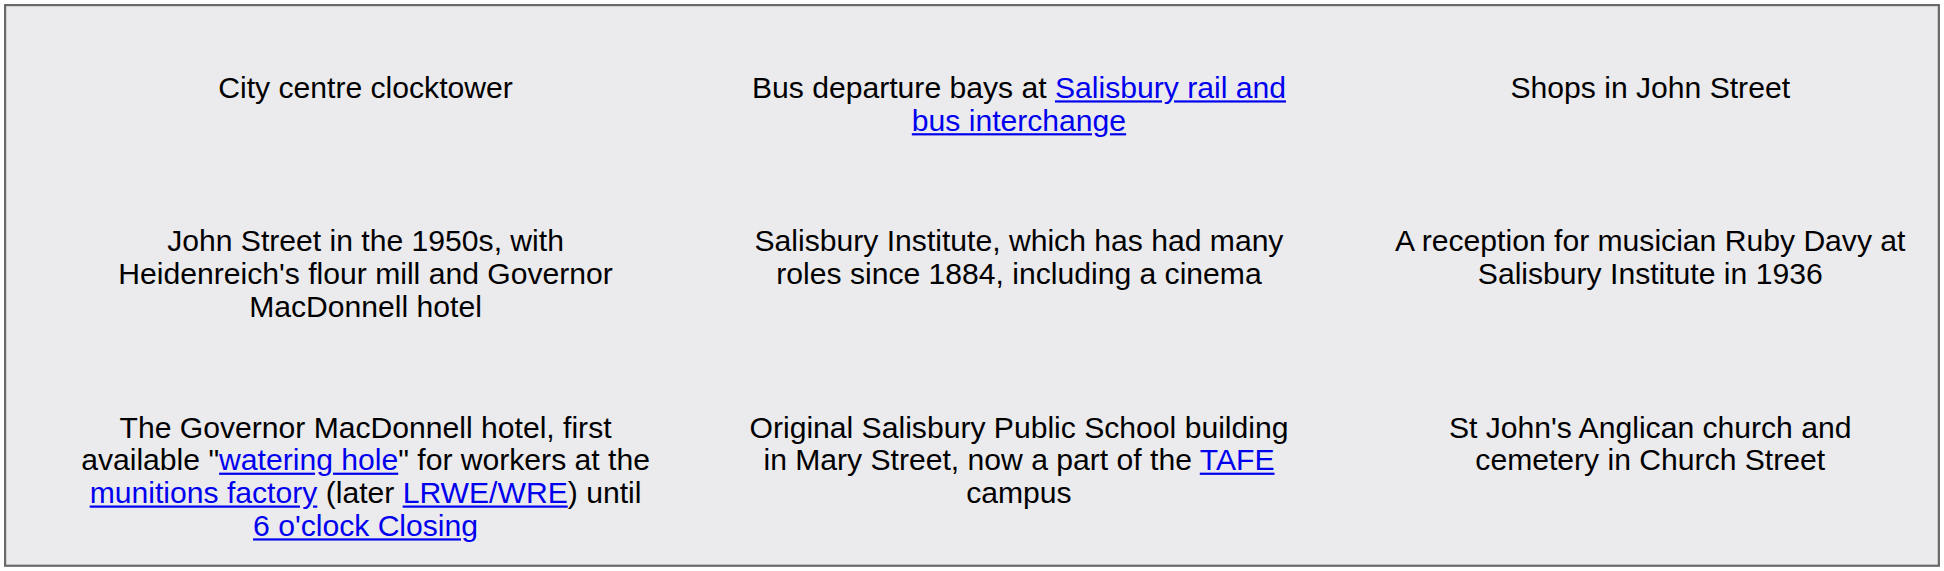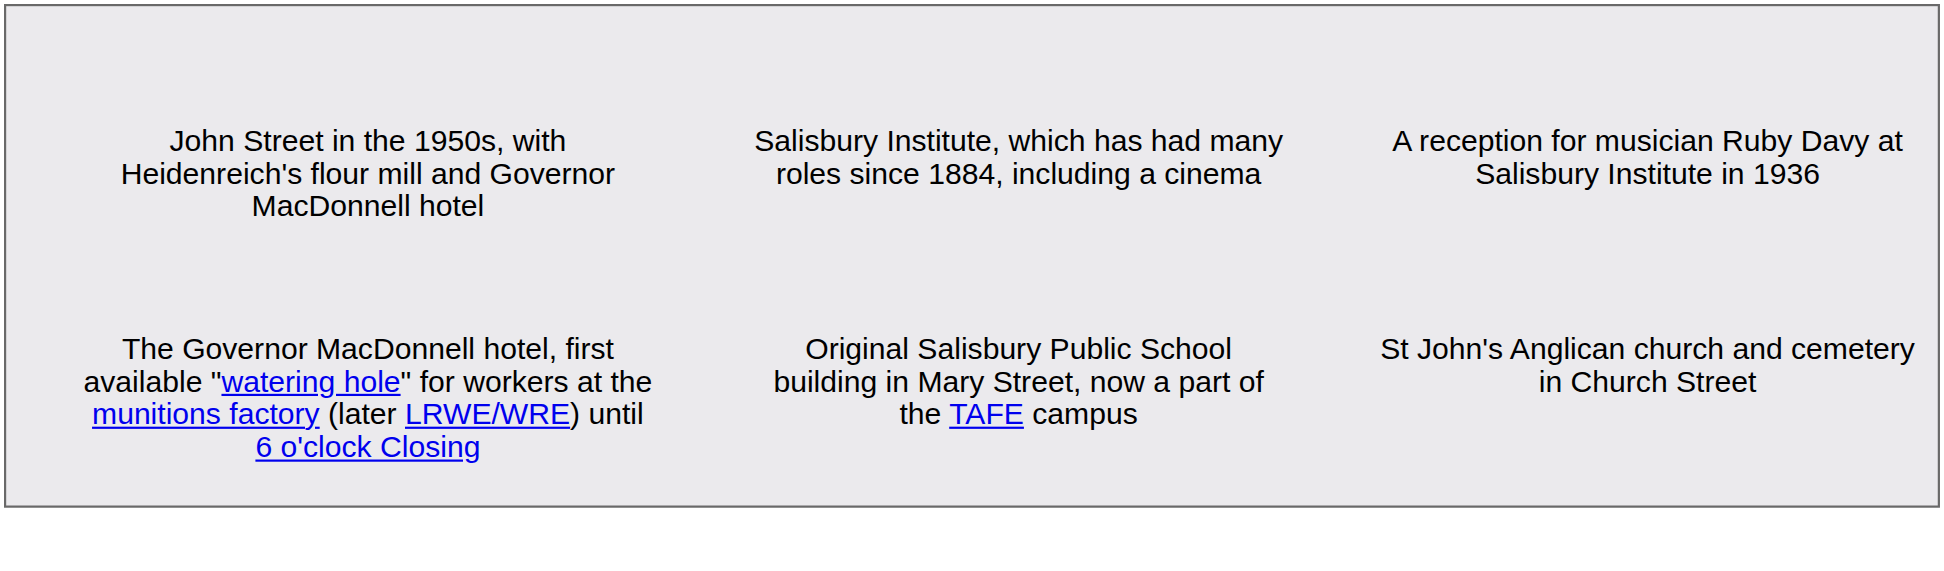- row: (366, 88)
